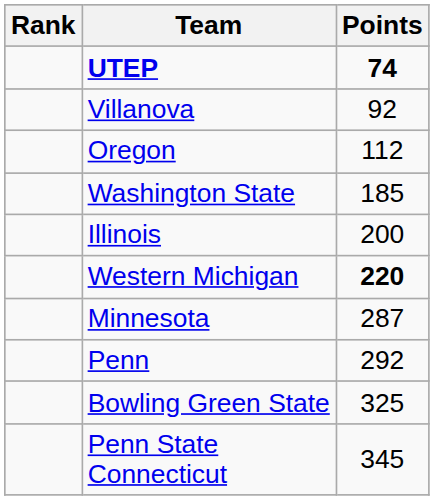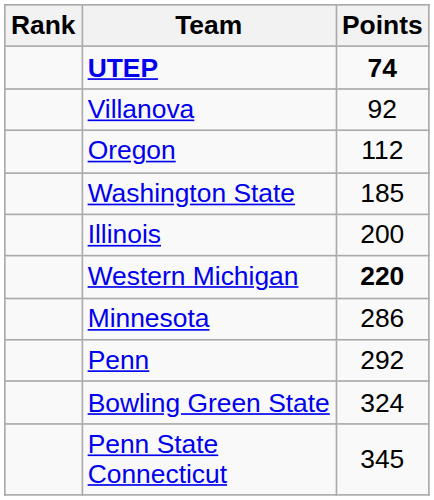(382, 318) 287 -> (382, 318) 286
(382, 402) 325 -> (382, 402) 324
